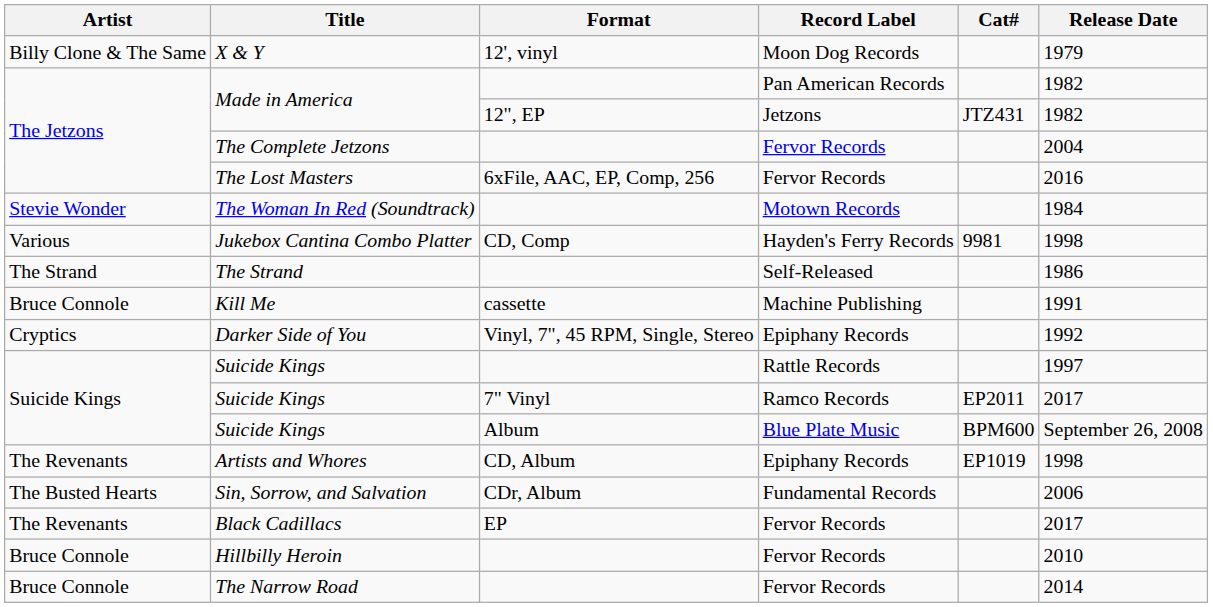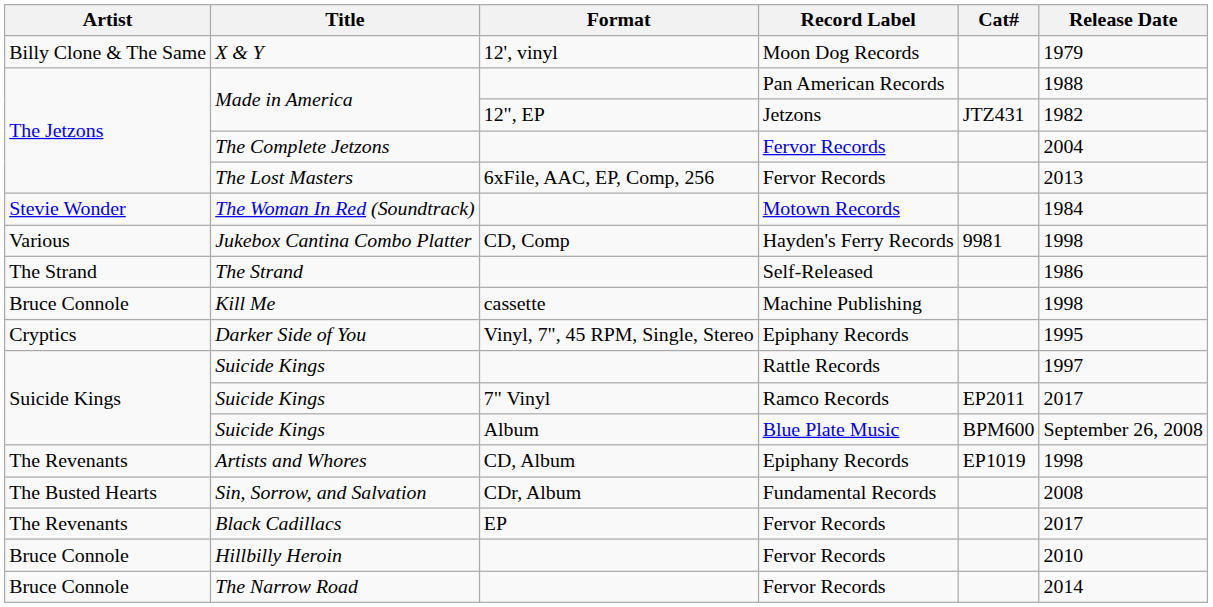(1063, 83) 1982 -> (1063, 83) 1988
(1063, 177) 2016 -> (1063, 177) 2013
(1063, 303) 1991 -> (1063, 303) 1998
(1063, 334) 1992 -> (1063, 334) 1995
(1063, 492) 2006 -> (1063, 492) 2008
